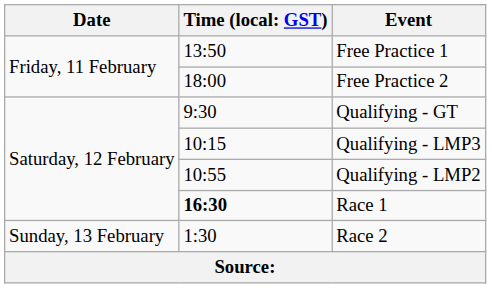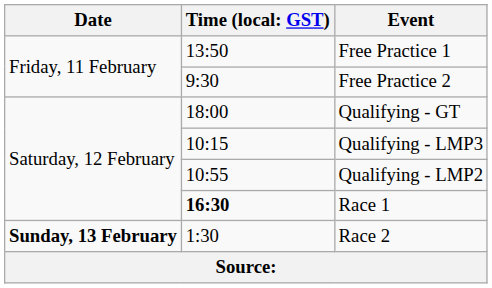(205, 82) 18:00 -> (202, 82) 9:30
(200, 112) 9:30 -> (207, 112) 18:00
(87, 236) normal -> (93, 236) bold
